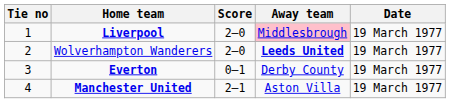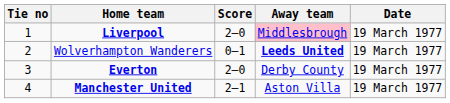(235, 51) 2–0 -> (235, 51) 0–1
(235, 70) 0–1 -> (235, 70) 2–0
